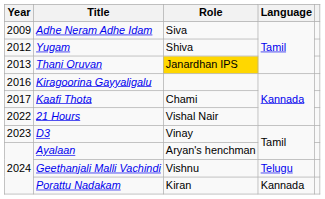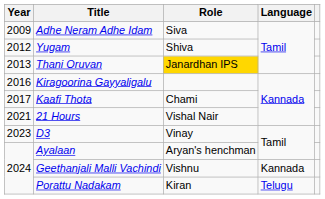(19, 116) 2022 -> (19, 116) 2021
(277, 168) Telugu -> (282, 168) Kannada
(282, 185) Kannada -> (277, 185) Telugu
